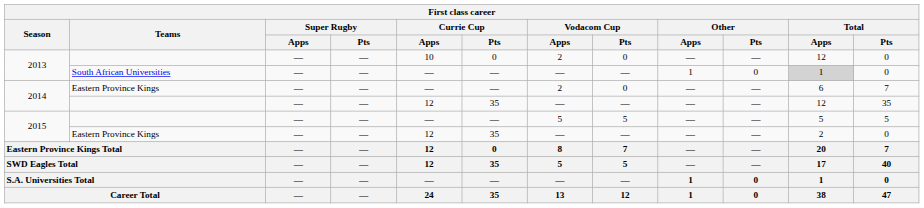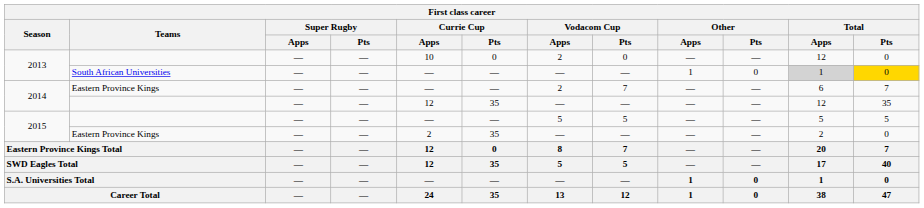(887, 72) no background -> (887, 72) gold background
(625, 88) 0 -> (625, 88) 7
(429, 133) 12 -> (429, 133) 2
